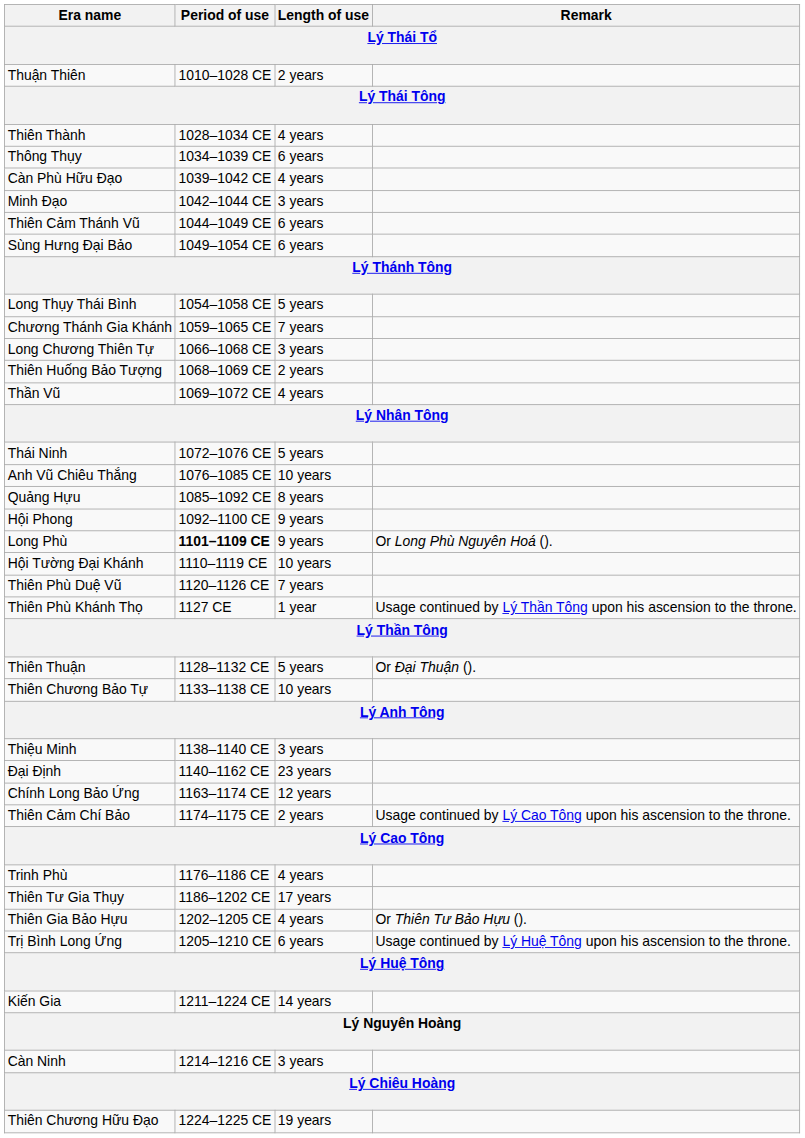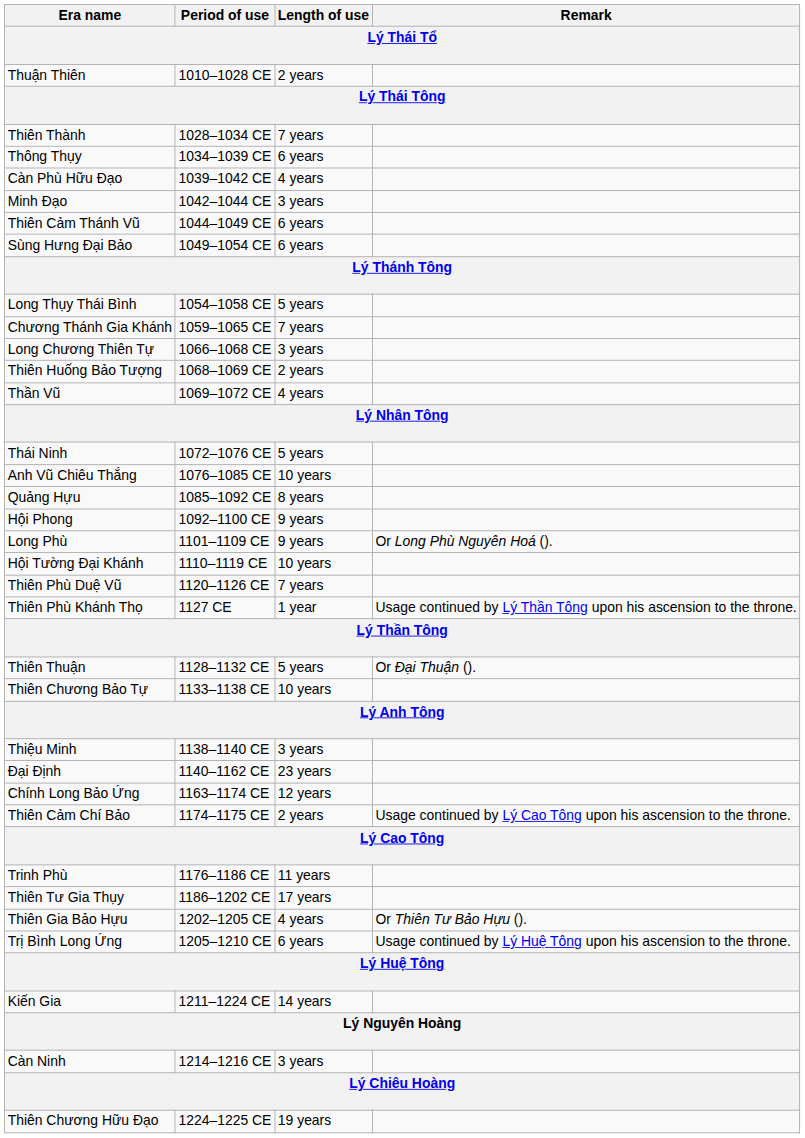(301, 135) 4 years -> (301, 135) 7 years
(224, 541) bold -> (224, 541) normal
(301, 875) 4 years -> (304, 875) 11 years
